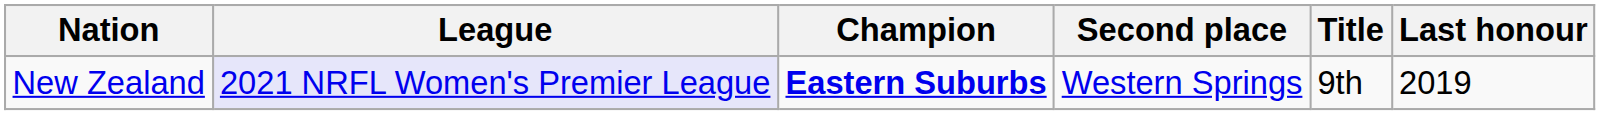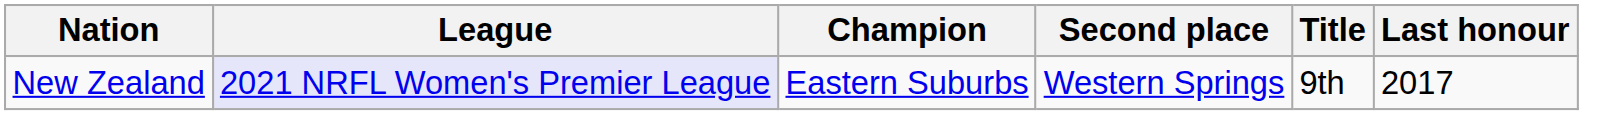(916, 82) bold -> (907, 82) normal
(1435, 82) 2019 -> (1417, 82) 2017
